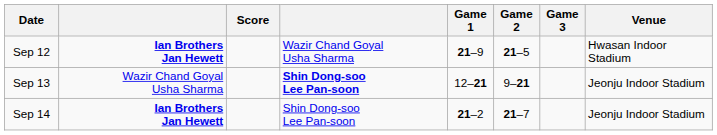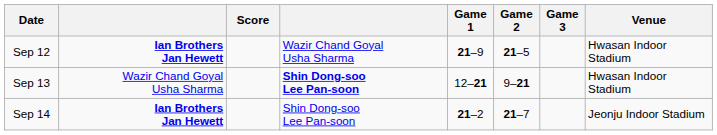(646, 83) Jeonju Indoor Stadium -> (627, 83) Hwasan Indoor Stadium
